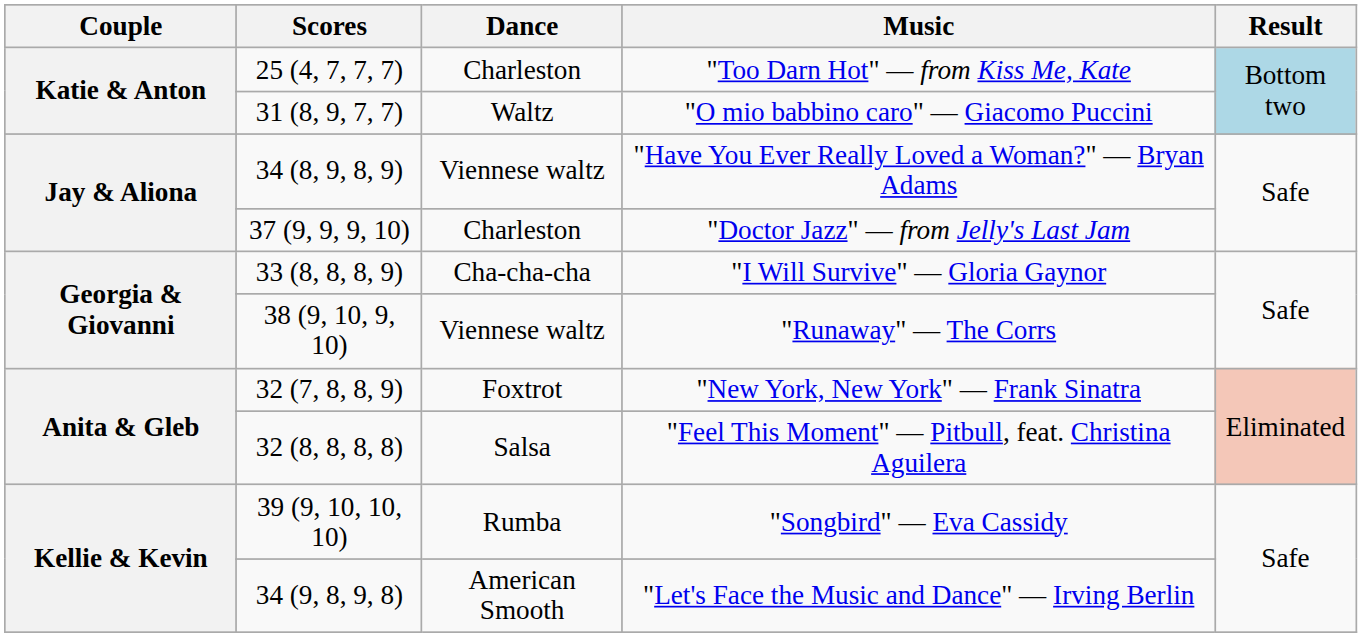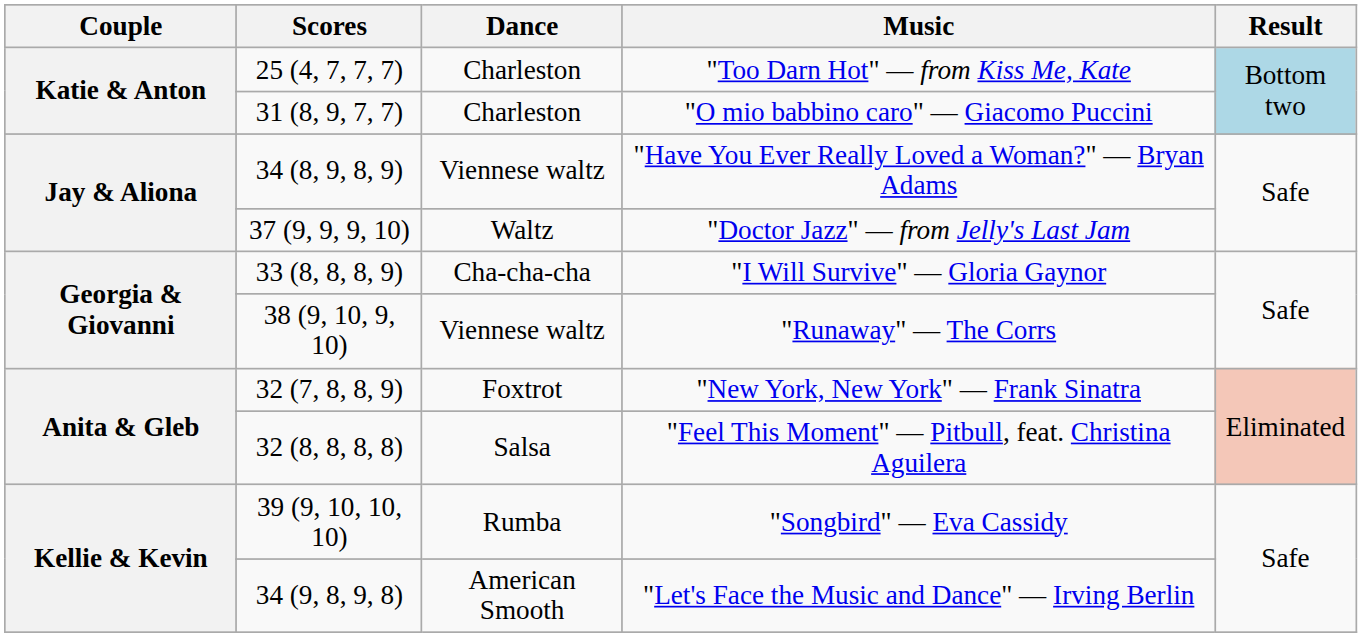(522, 112) Waltz -> (522, 112) Charleston
(522, 229) Charleston -> (522, 229) Waltz
